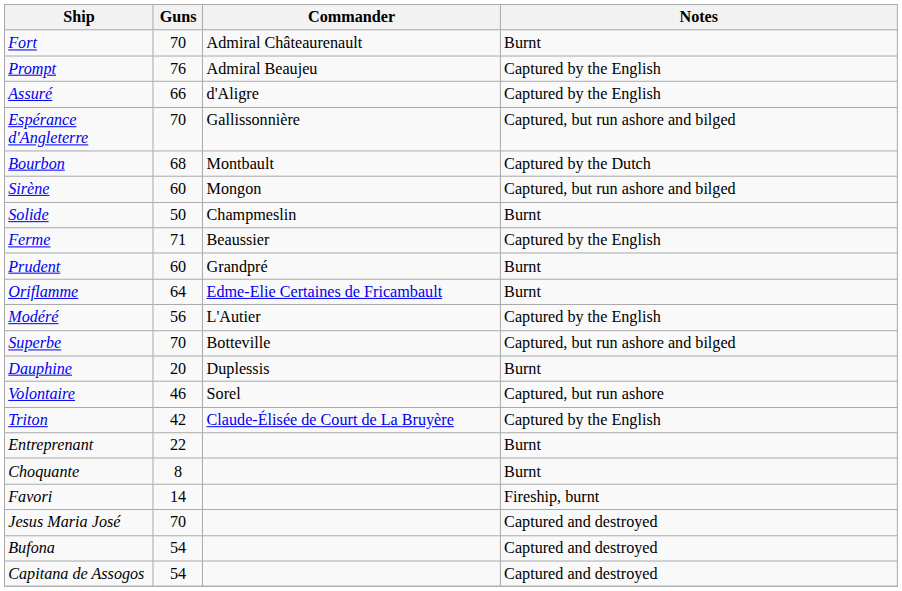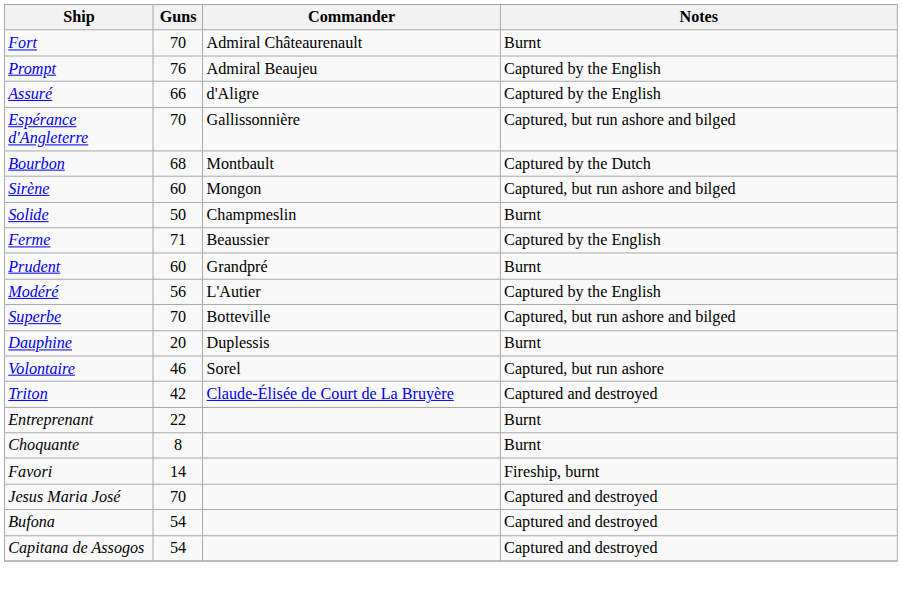- row: (43, 291)
(582, 419) Captured by the English -> (581, 394) Captured and destroyed
